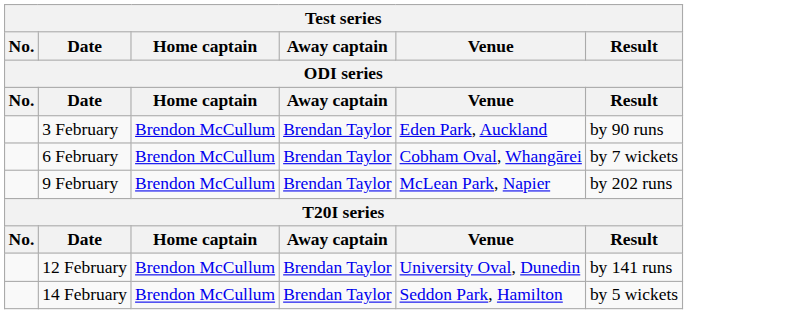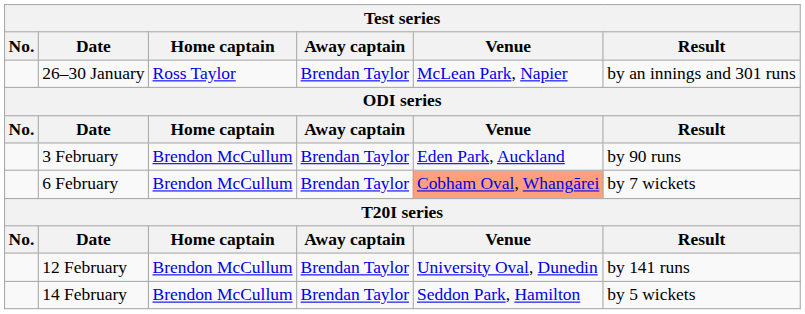+ row: (93, 73)
(491, 156) no background -> (508, 184) lightsalmon background
- row: (80, 184)
